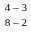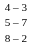+ row: (16, 22)
